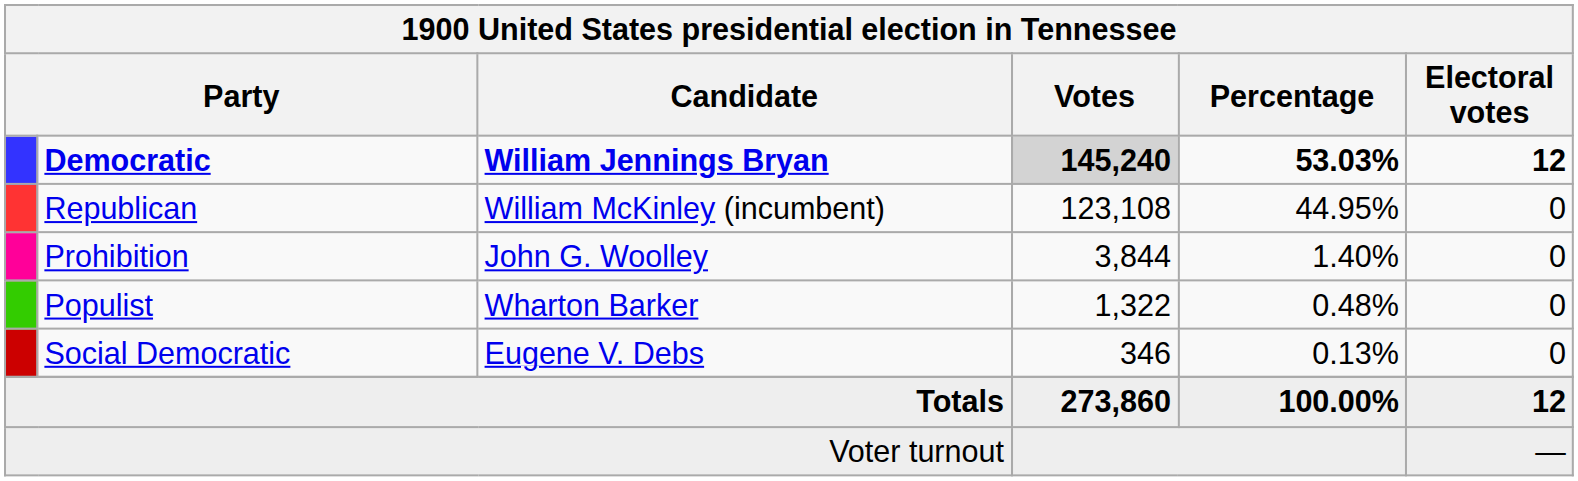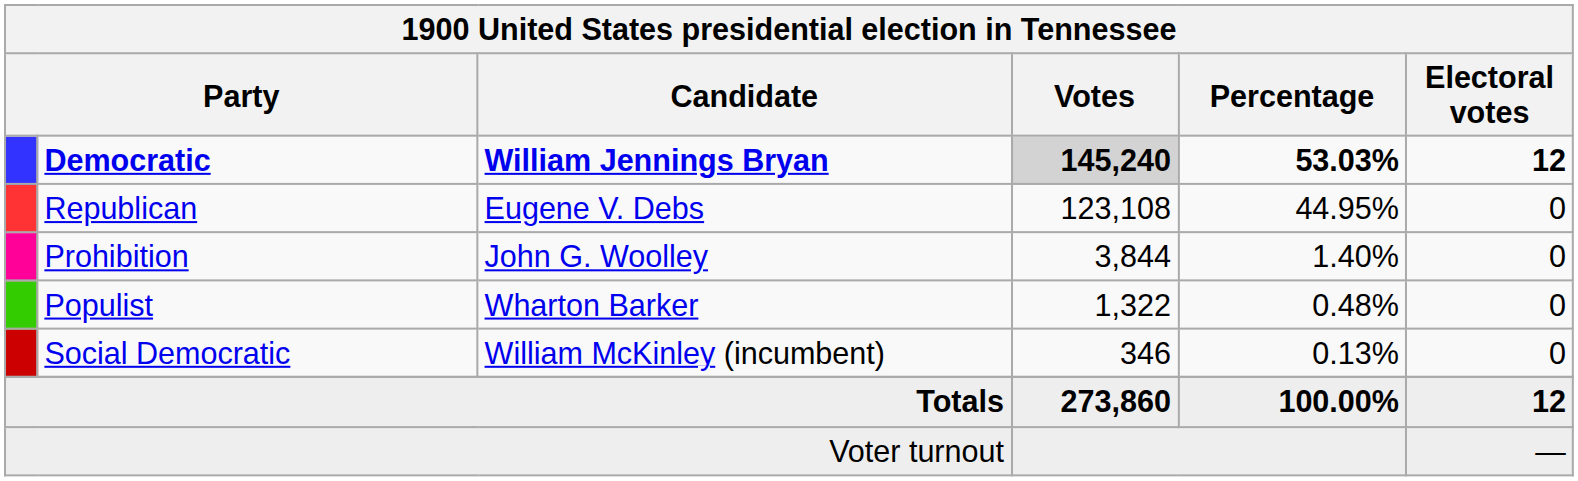(685, 209) William McKinley (incumbent) -> (594, 209) Eugene V. Debs
(594, 354) Eugene V. Debs -> (685, 354) William McKinley (incumbent)
